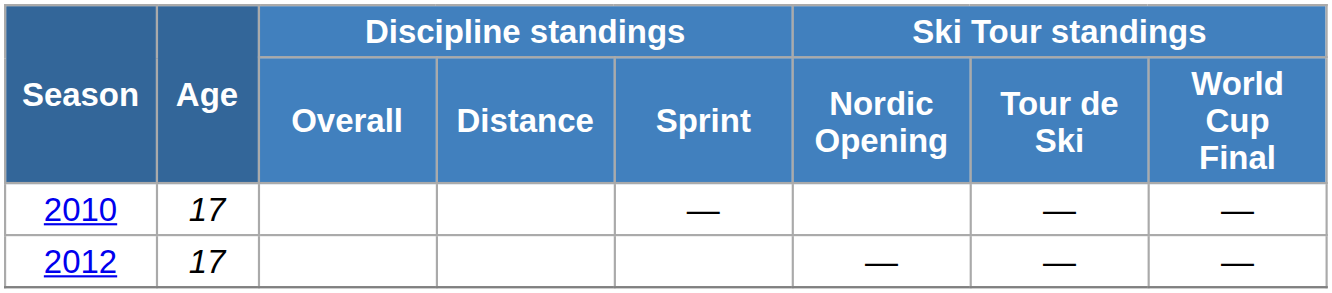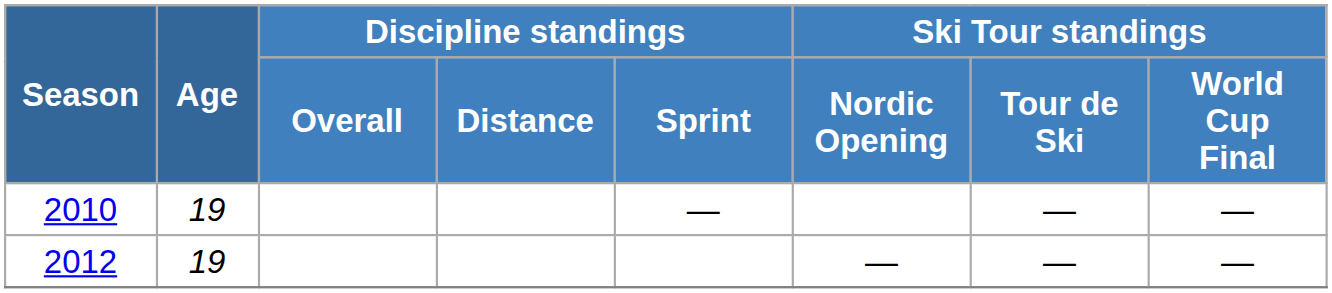(207, 210) 17 -> (207, 210) 19
(207, 262) 17 -> (207, 262) 19
